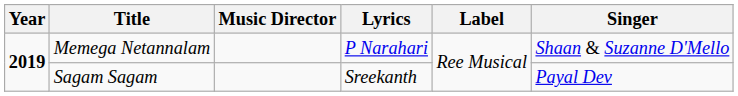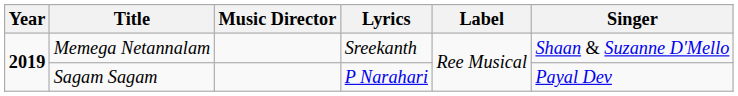(386, 47) P Narahari -> (381, 47) Sreekanth
(381, 76) Sreekanth -> (386, 76) P Narahari
